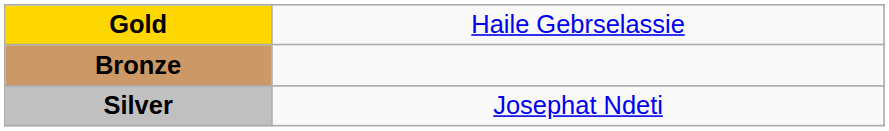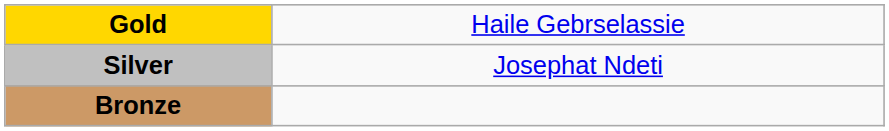rows swapped: (138, 105) <-> (138, 65)
